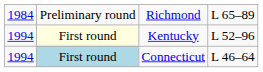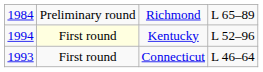(21, 56) 1994 -> (21, 56) 1993
(88, 56) lightblue background -> (88, 56) no background
